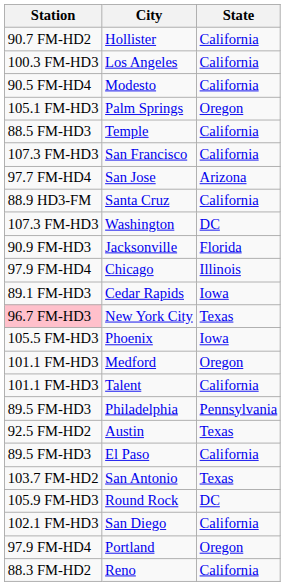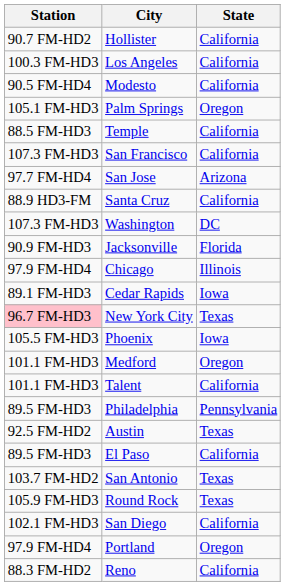(210, 500) DC -> (216, 500) Texas
